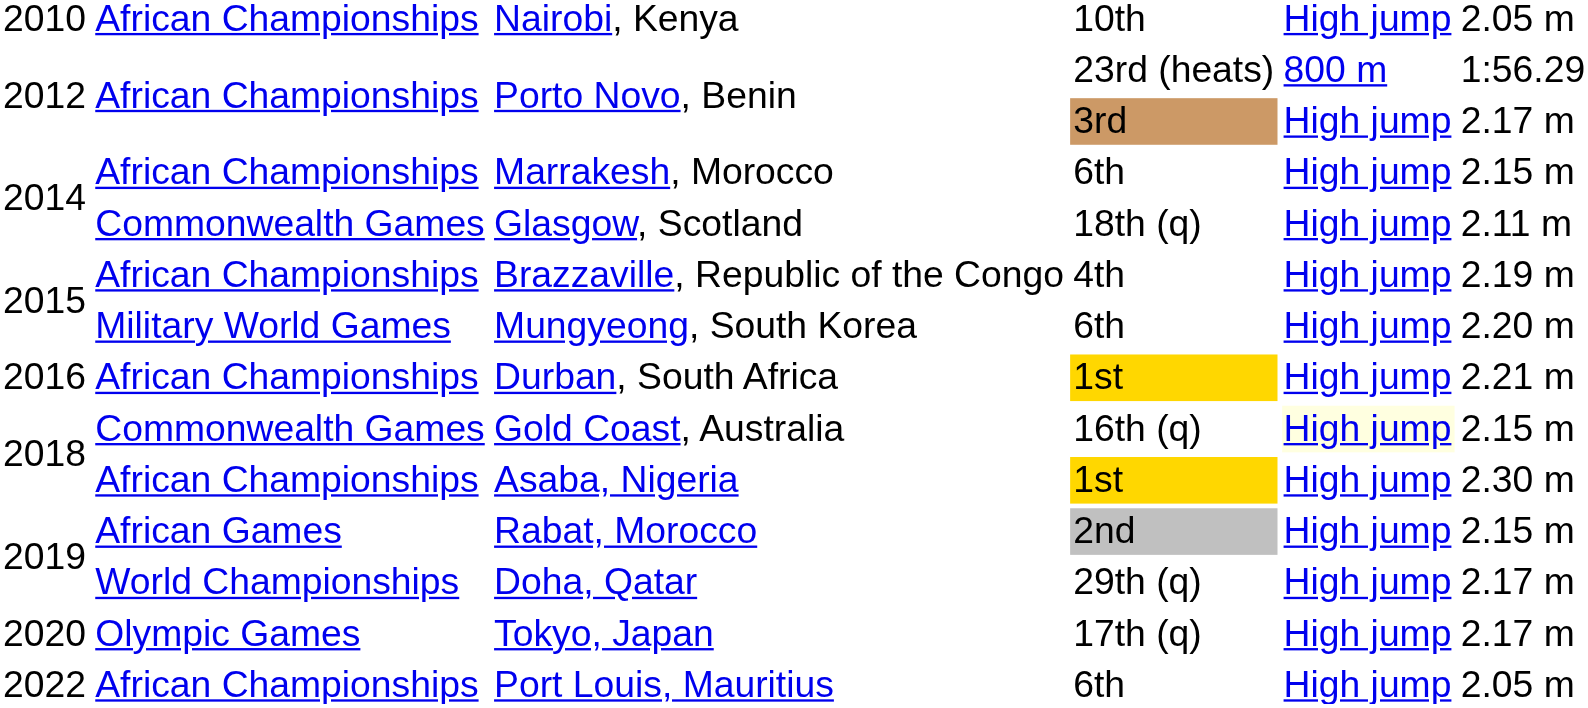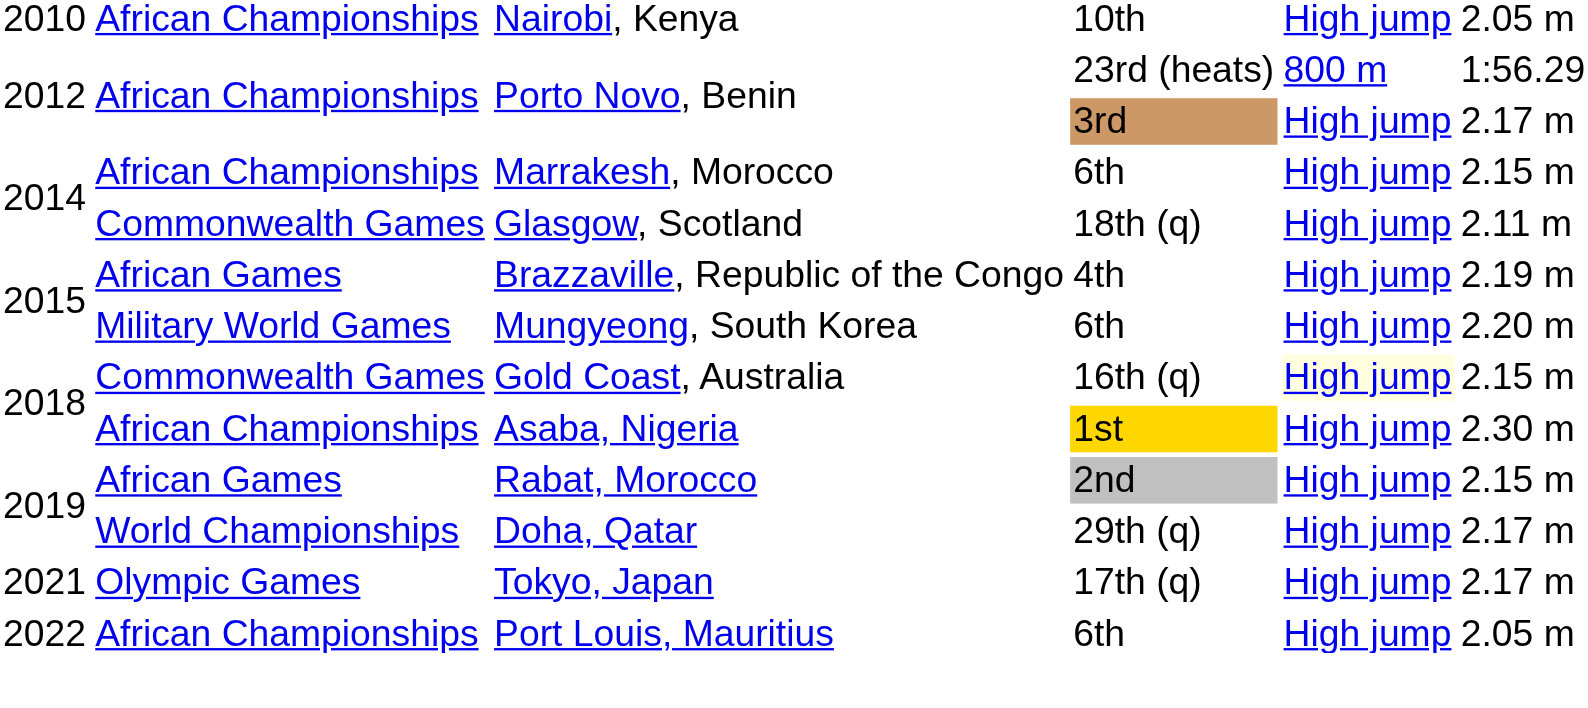(287, 274) African Championships -> (219, 274) African Games
- row: (666, 377)
(44, 633) 2020 -> (44, 582) 2021
